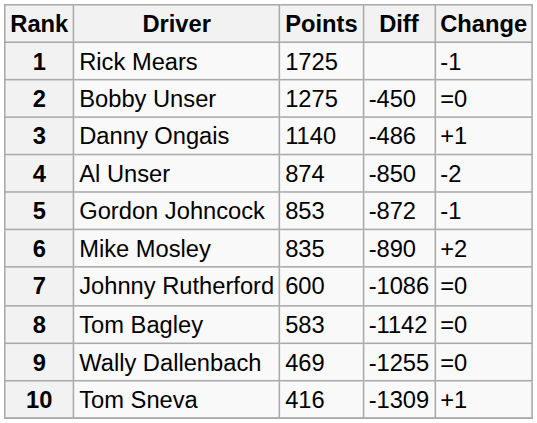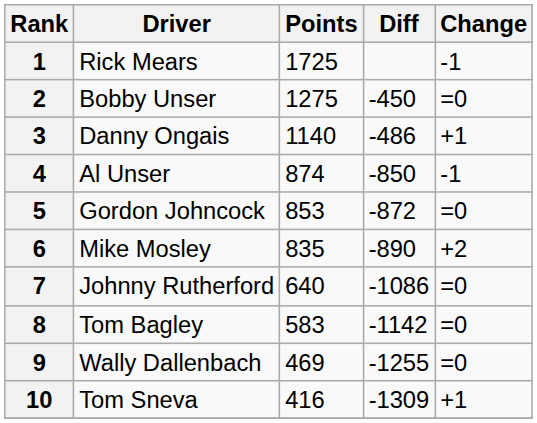(451, 174) -2 -> (451, 174) -1
(451, 211) -1 -> (454, 211) =0
(305, 286) 600 -> (305, 286) 640
